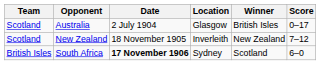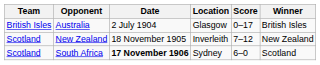columns swapped: (301, 12) <-> (259, 12)
(24, 26) Scotland -> (29, 26) British Isles
(29, 53) British Isles -> (24, 53) Scotland
